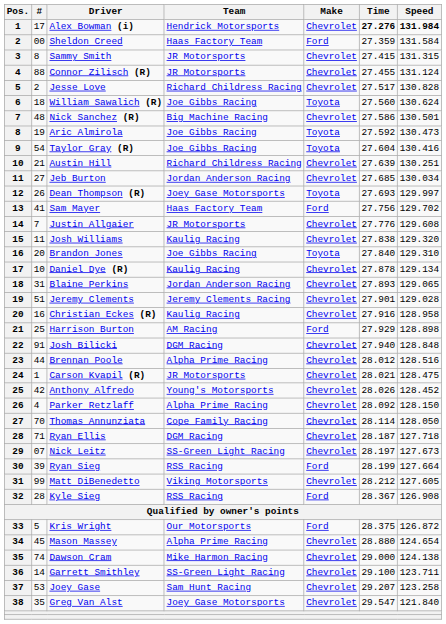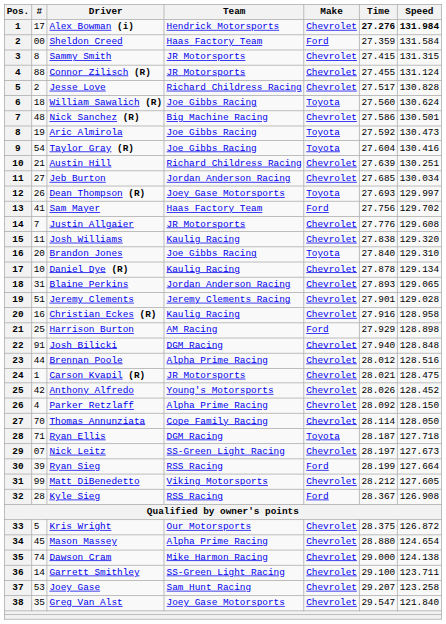(332, 437) Chevrolet -> (323, 437) Toyota
(317, 527) Ford -> (332, 527) Chevrolet
